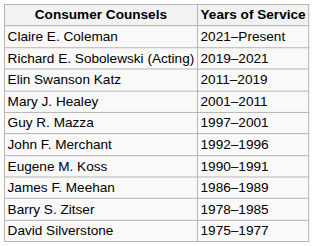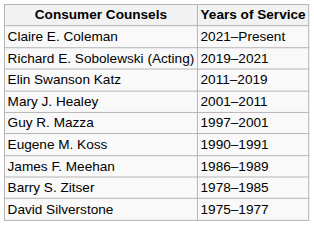- row: (60, 144)
